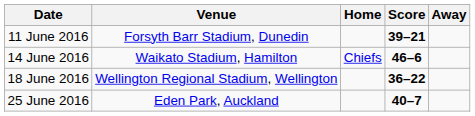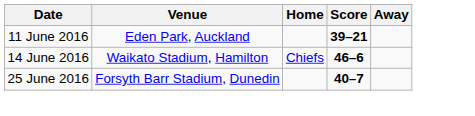(216, 36) Forsyth Barr Stadium, Dunedin -> (187, 36) Eden Park, Auckland
- row: (48, 79)
(216, 100) Eden Park, Auckland -> (187, 79) Forsyth Barr Stadium, Dunedin
